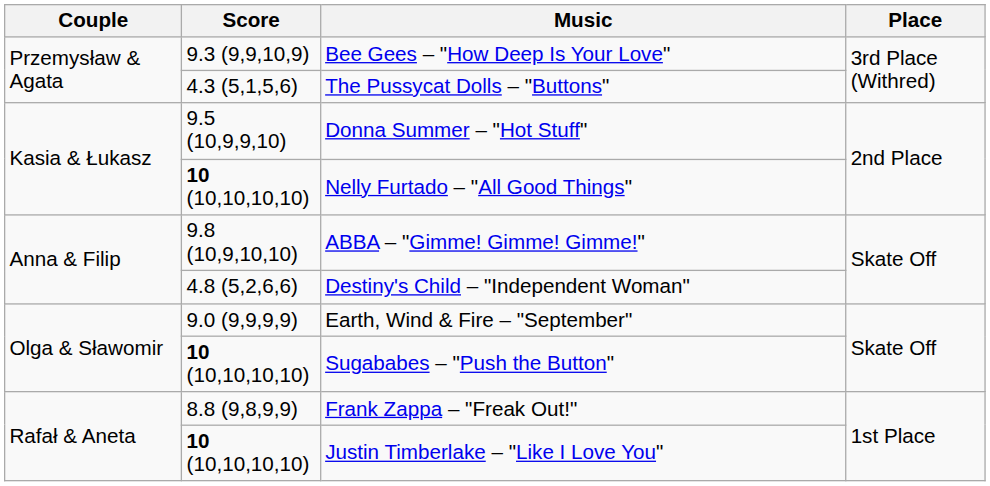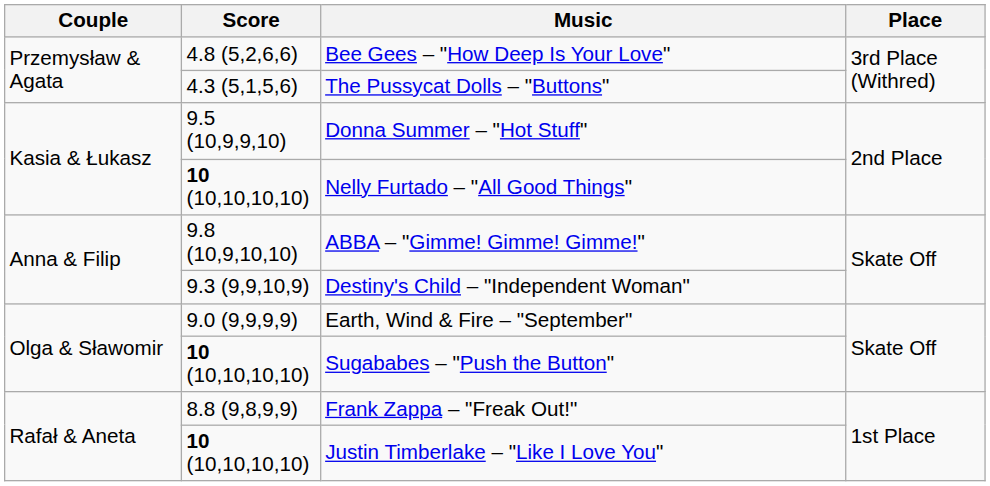(248, 53) 9.3 (9,9,10,9) -> (242, 53) 4.8 (5,2,6,6)
(242, 286) 4.8 (5,2,6,6) -> (248, 286) 9.3 (9,9,10,9)
